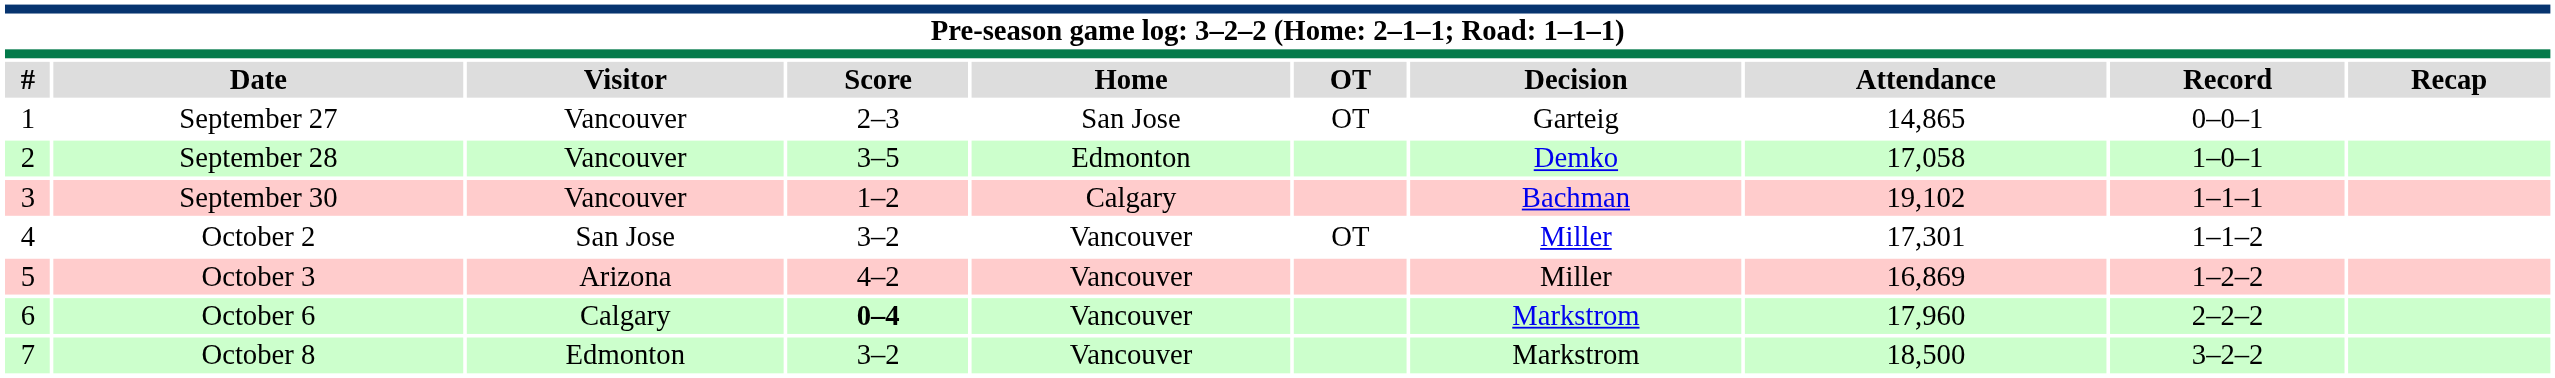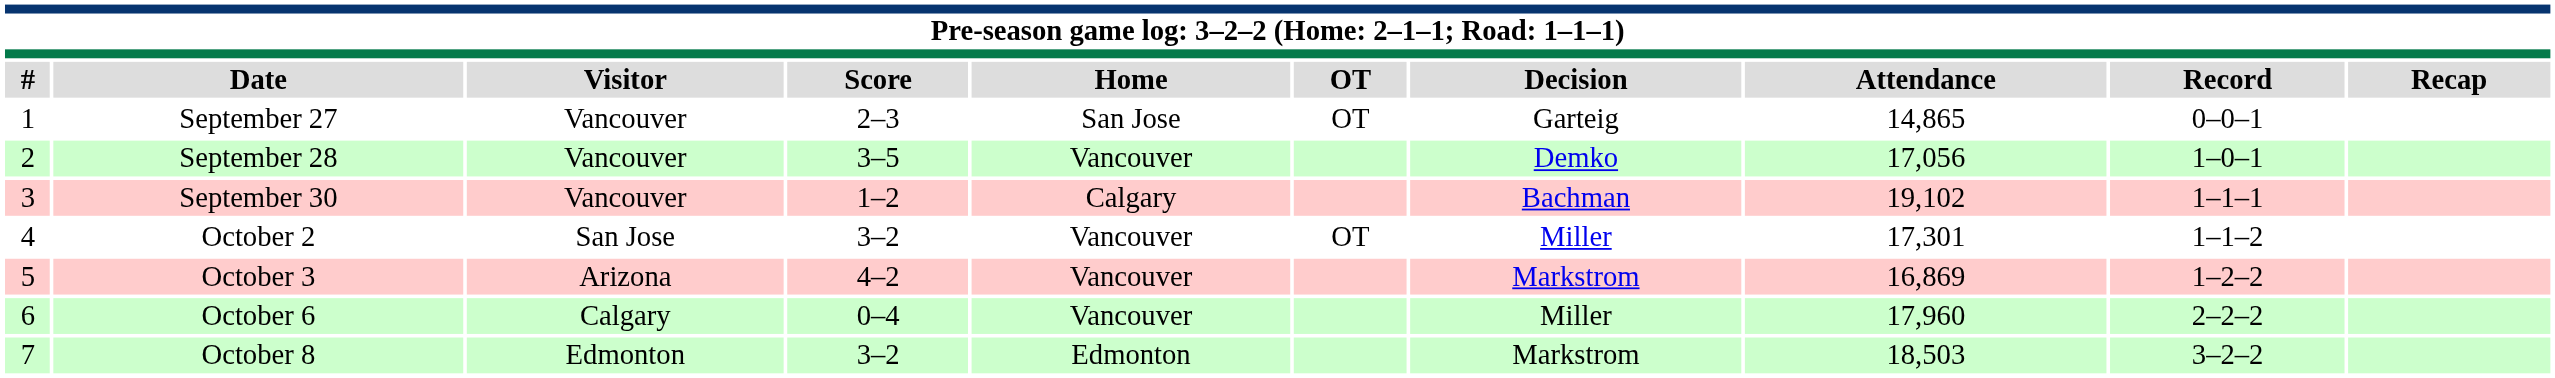(1131, 158) Edmonton -> (1131, 158) Vancouver
(1926, 158) 17,058 -> (1926, 158) 17,056
(1576, 276) Miller -> (1576, 276) Markstrom
(878, 315) bold -> (878, 315) normal
(1576, 315) Markstrom -> (1576, 315) Miller
(1131, 355) Vancouver -> (1131, 355) Edmonton
(1926, 355) 18,500 -> (1926, 355) 18,503
